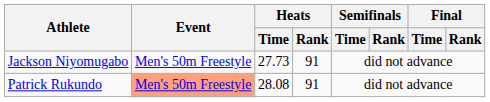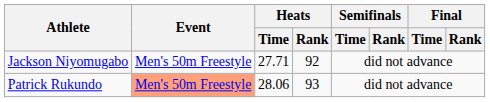(274, 62) 27.73 -> (274, 62) 27.71
(312, 62) 91 -> (312, 62) 92
(274, 85) 28.08 -> (274, 85) 28.06
(312, 85) 91 -> (312, 85) 93
